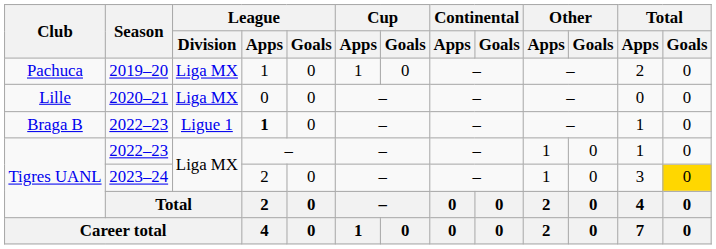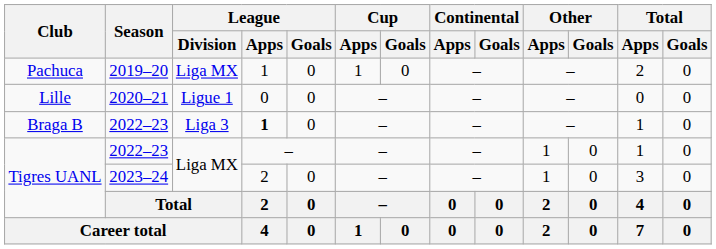(207, 97) Liga MX -> (207, 97) Ligue 1
(207, 124) Ligue 1 -> (207, 124) Liga 3
(687, 177) gold background -> (687, 177) no background
